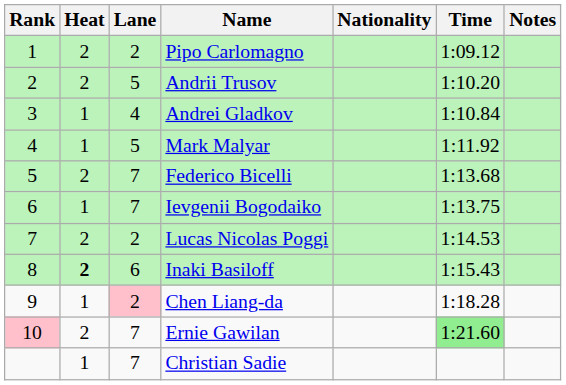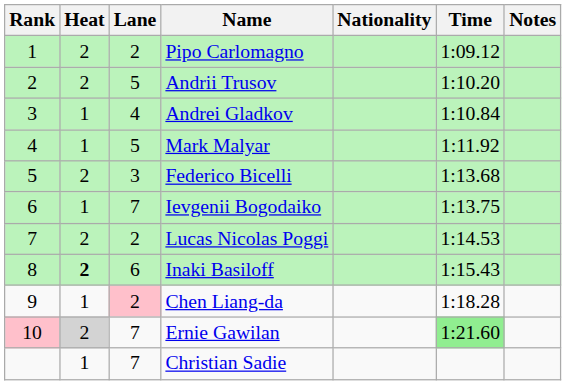(135, 176) 7 -> (135, 176) 3
(84, 332) no background -> (84, 332) lightgrey background
